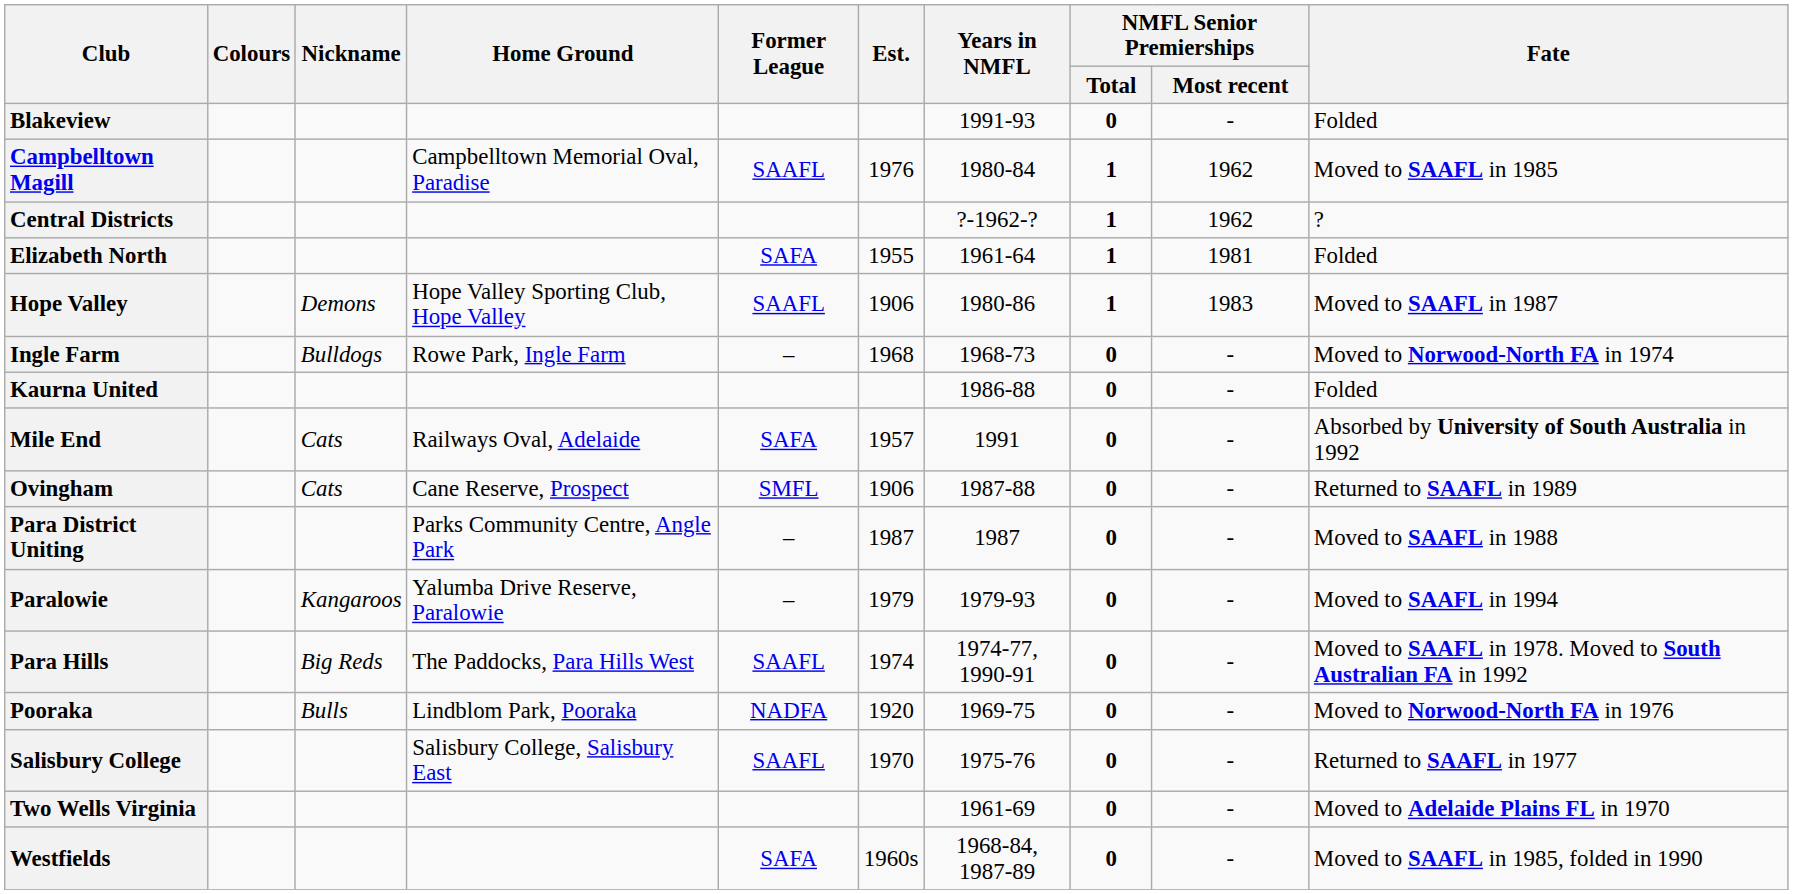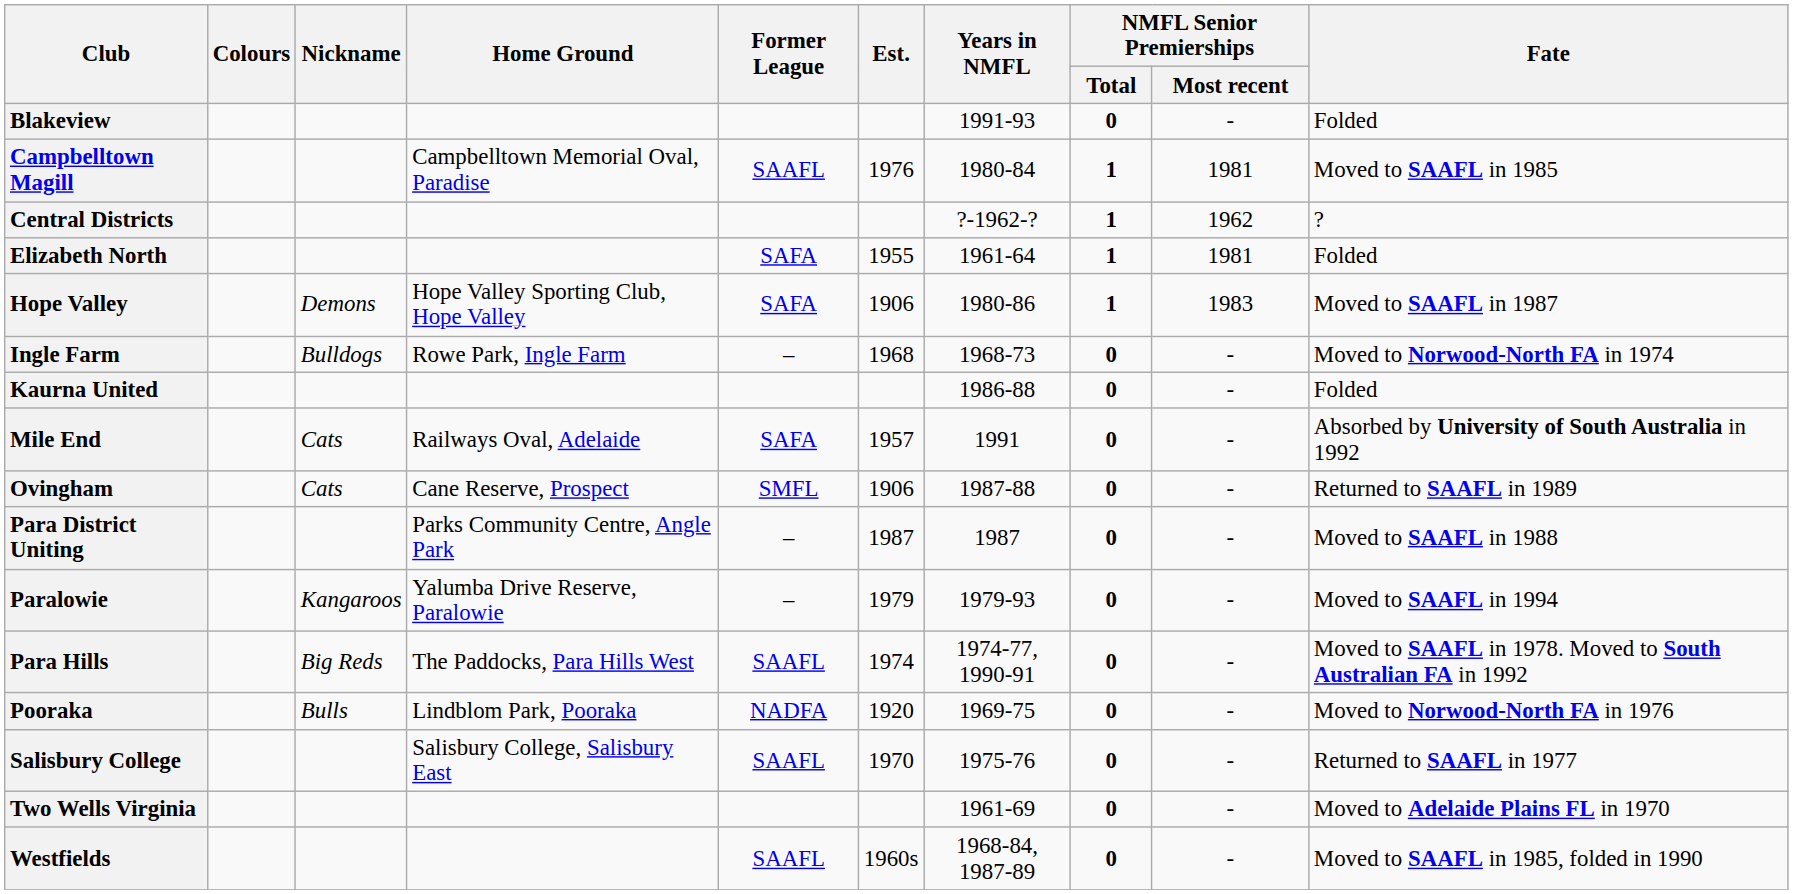(1230, 170) 1962 -> (1230, 170) 1981
(789, 304) SAAFL -> (789, 304) SAFA
(789, 858) SAFA -> (789, 858) SAAFL
